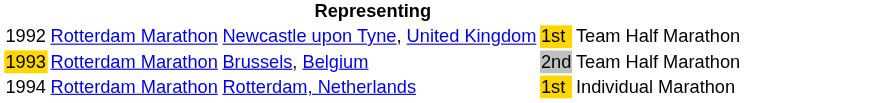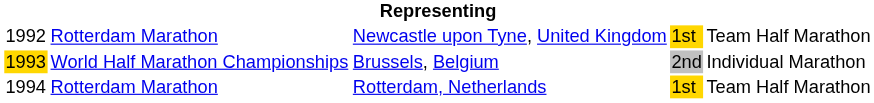(134, 61) Rotterdam Marathon -> (199, 61) World Half Marathon Championships
(658, 61) Team Half Marathon -> (786, 61) Individual Marathon
(656, 86) Individual Marathon -> (788, 86) Team Half Marathon
